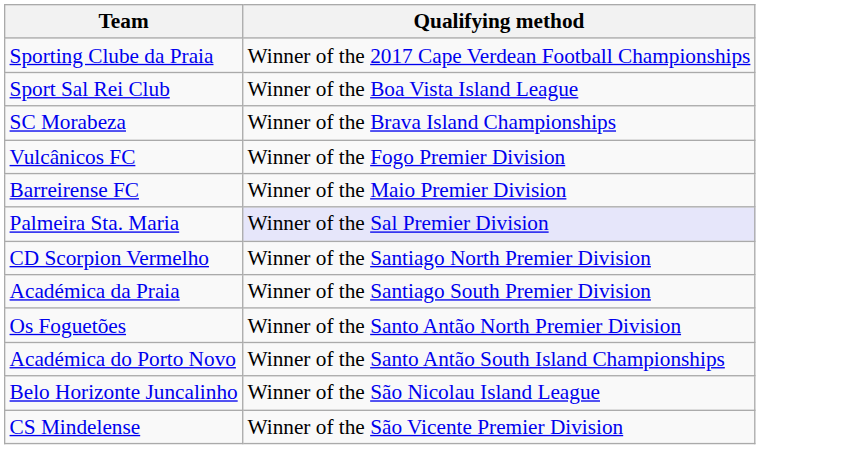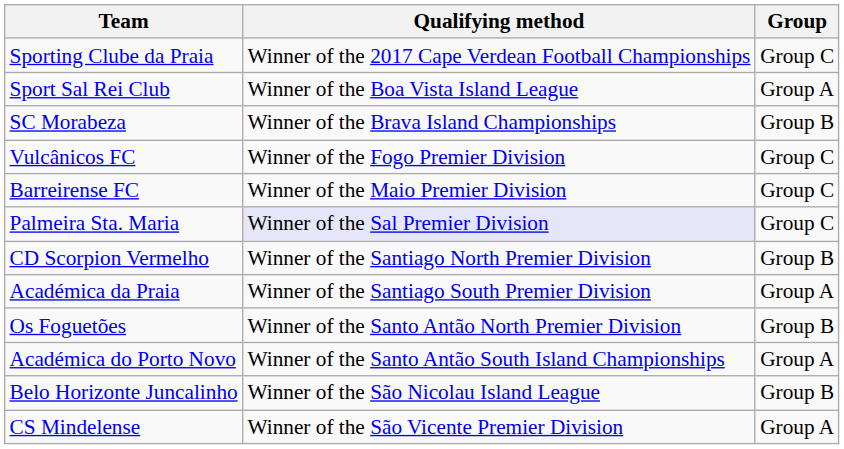+ column: (797, 21)
